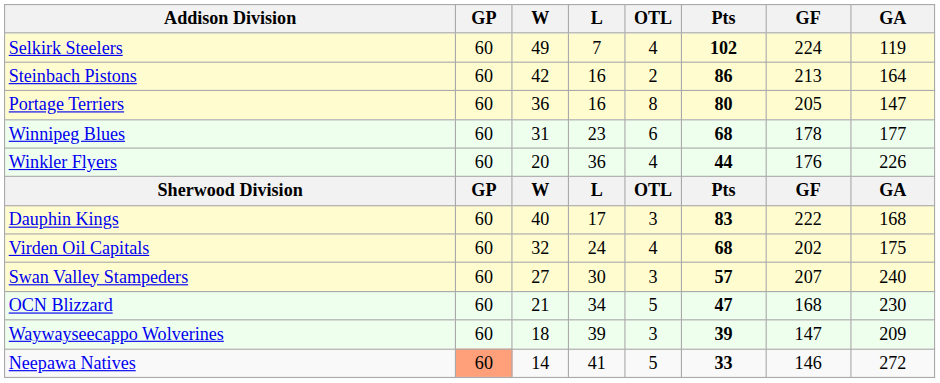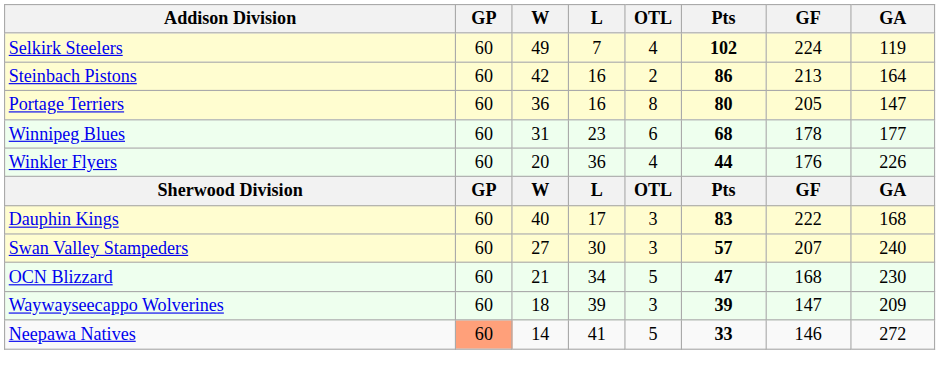- row: (79, 248)
